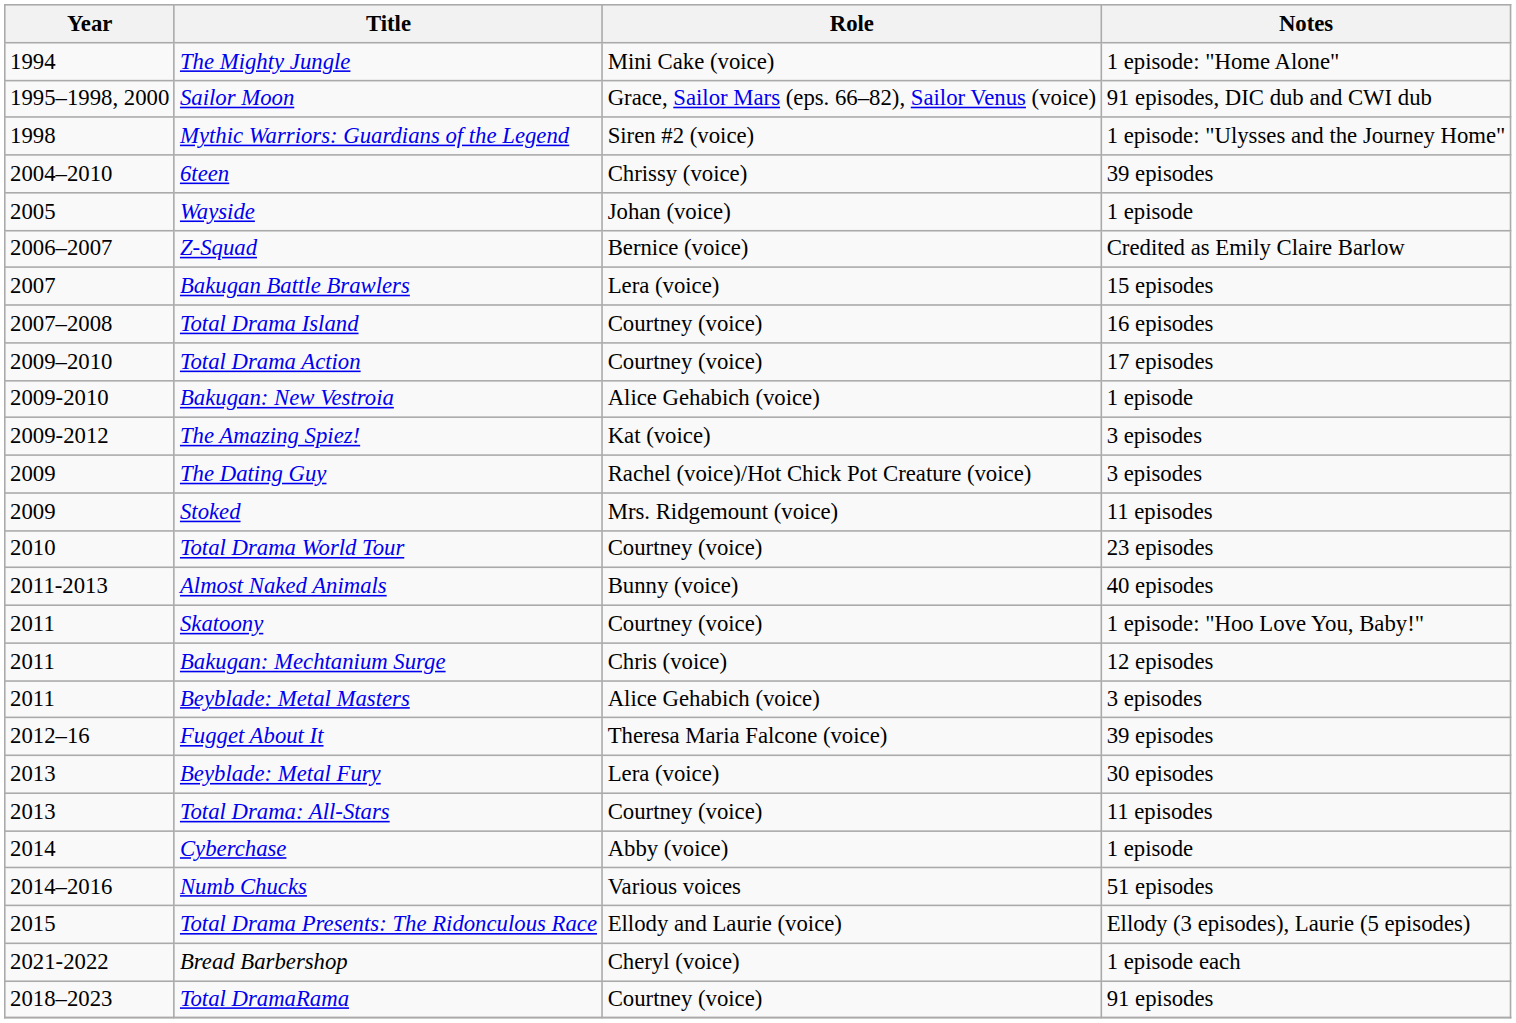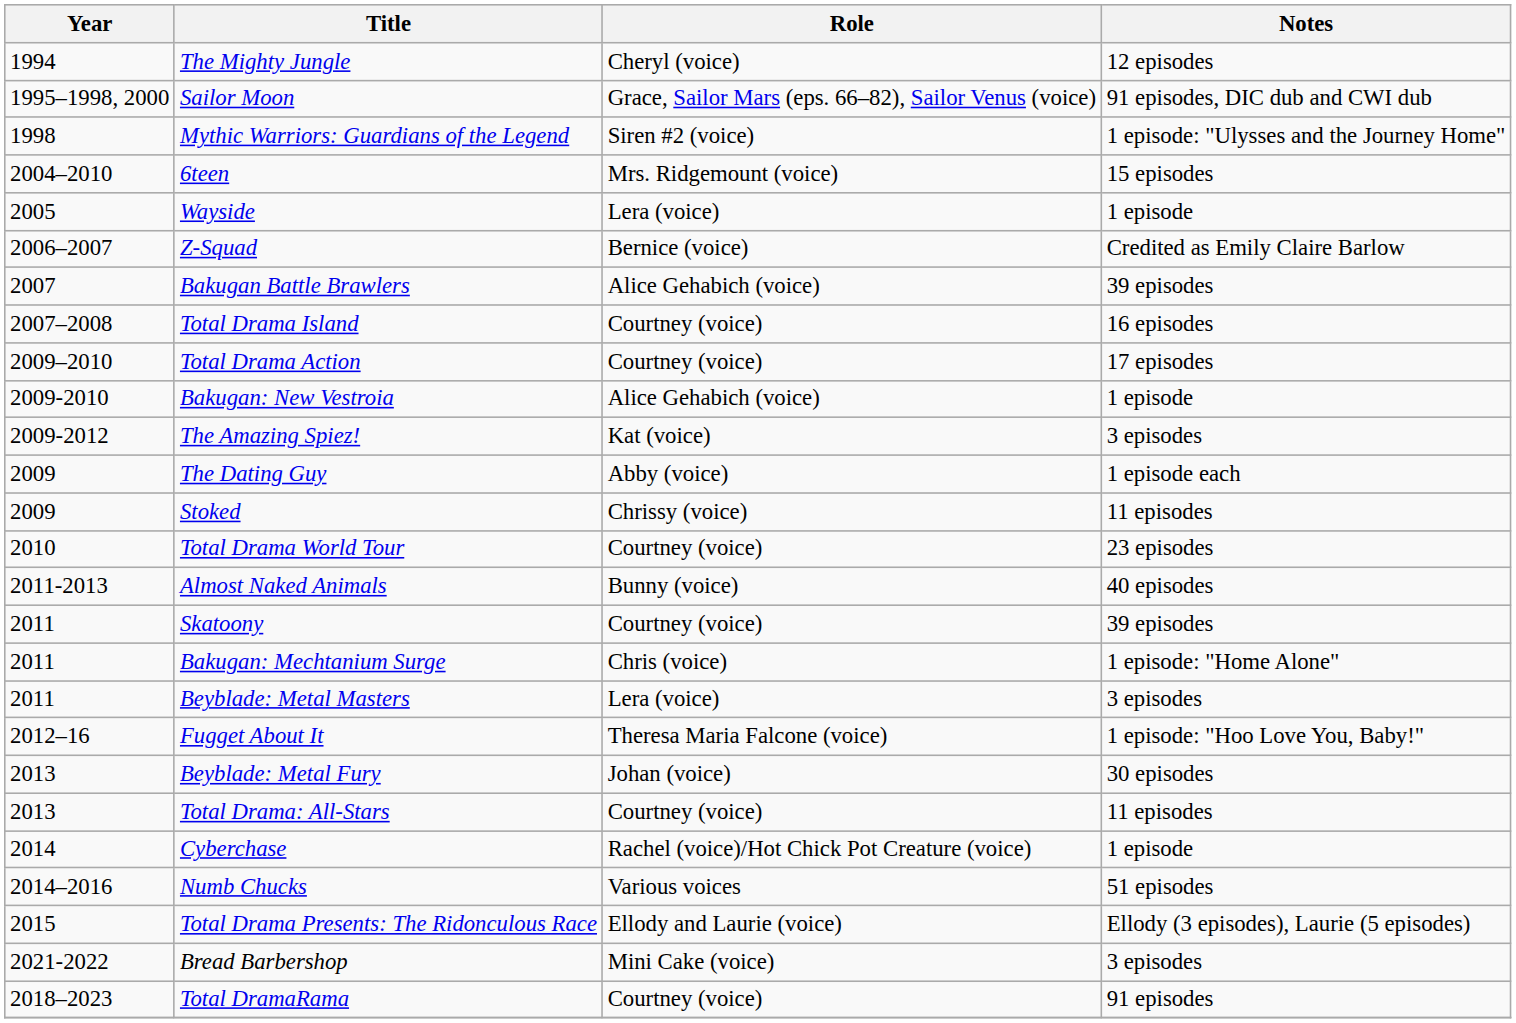(691, 61) Mini Cake (voice) -> (674, 61) Cheryl (voice)
(1223, 61) 1 episode: "Home Alone" -> (1160, 61) 12 episodes
(677, 173) Chrissy (voice) -> (723, 173) Mrs. Ridgemount (voice)
(1160, 173) 39 episodes -> (1160, 173) 15 episodes
(669, 211) Johan (voice) -> (664, 211) Lera (voice)
(664, 286) Lera (voice) -> (714, 286) Alice Gehabich (voice)
(1160, 286) 15 episodes -> (1160, 286) 39 episodes
(819, 473) Rachel (voice)/Hot Chick Pot Creature (voice) -> (668, 473) Abby (voice)
(1154, 473) 3 episodes -> (1174, 473) 1 episode each
(723, 511) Mrs. Ridgemount (voice) -> (677, 511) Chrissy (voice)
(1265, 624) 1 episode: "Hoo Love You, Baby!" -> (1160, 624) 39 episodes
(1160, 661) 12 episodes -> (1223, 661) 1 episode: "Home Alone"
(714, 699) Alice Gehabich (voice) -> (664, 699) Lera (voice)
(1160, 736) 39 episodes -> (1265, 736) 1 episode: "Hoo Love You, Baby!"
(664, 774) Lera (voice) -> (669, 774) Johan (voice)
(668, 849) Abby (voice) -> (819, 849) Rachel (voice)/Hot Chick Pot Creature (voice)
(674, 961) Cheryl (voice) -> (691, 961) Mini Cake (voice)
(1174, 961) 1 episode each -> (1154, 961) 3 episodes
